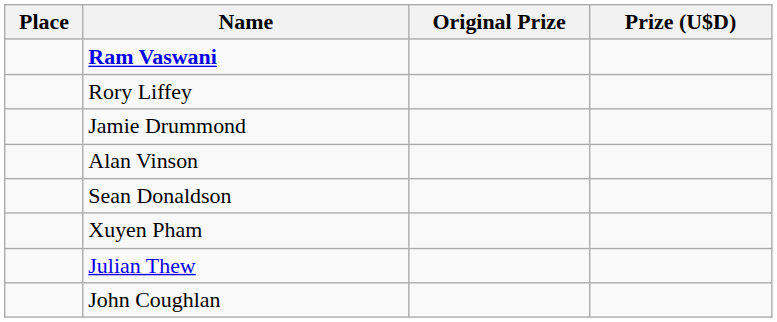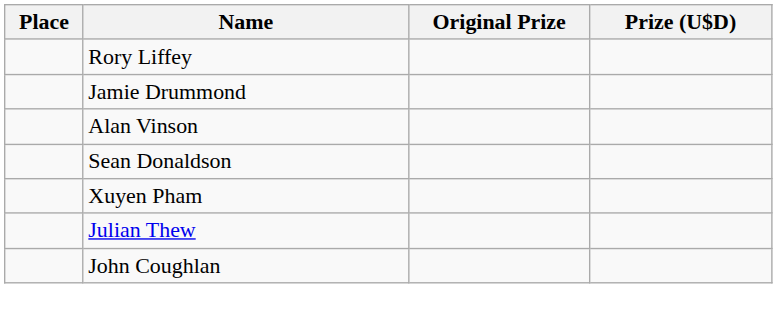- row: (153, 56)
